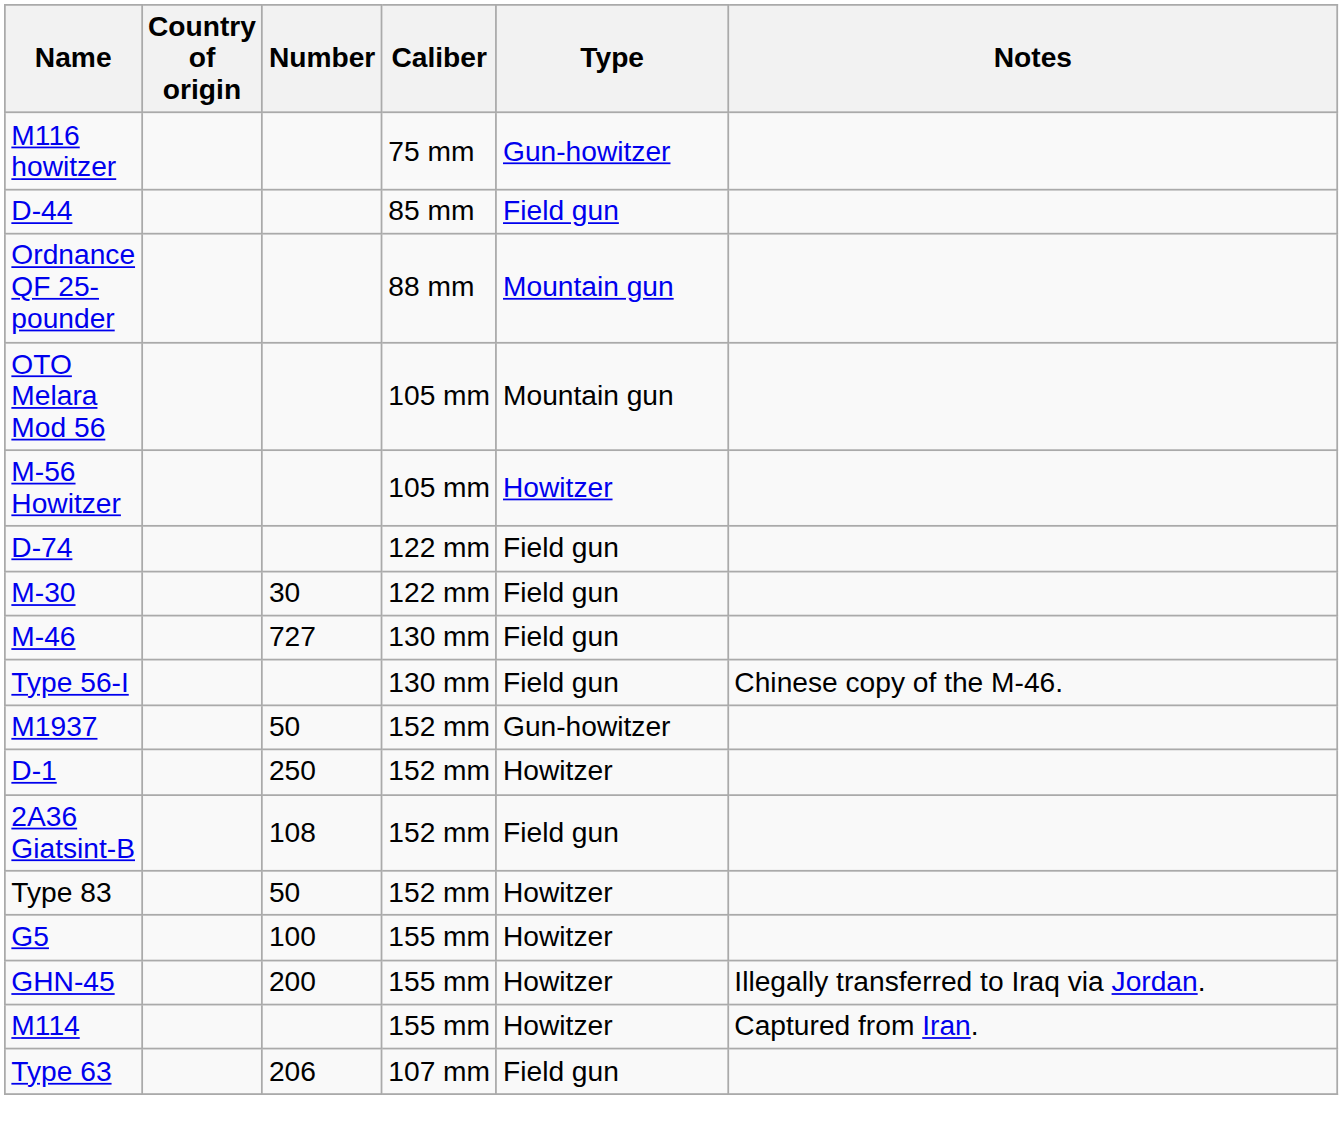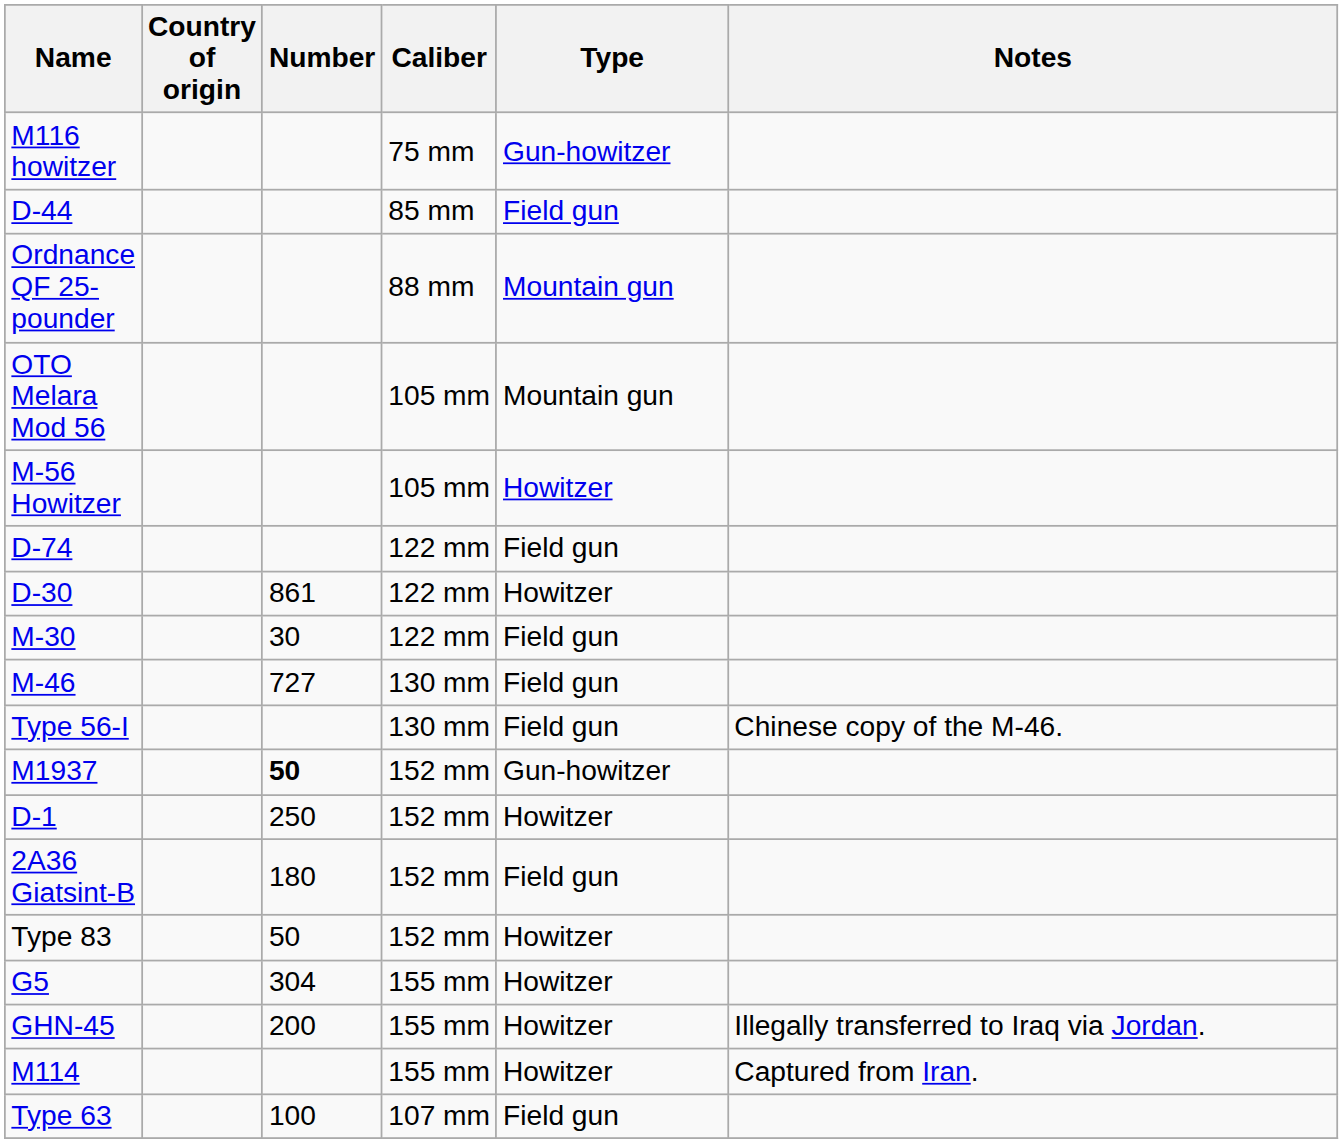+ row: (42, 592)
(285, 726) normal -> (285, 771) bold
(292, 832) 108 -> (292, 876) 180
(292, 937) 100 -> (292, 981) 304
(292, 1071) 206 -> (292, 1115) 100
